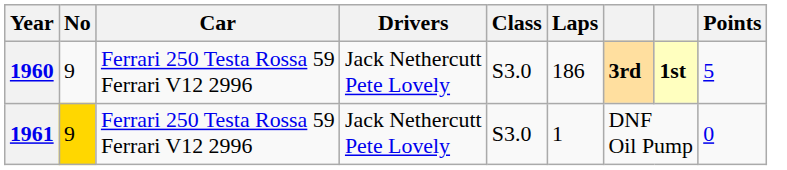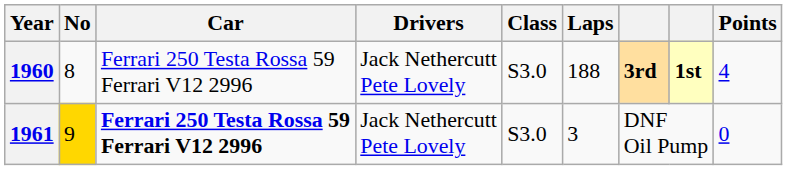(69, 71) 9 -> (69, 71) 8
(568, 71) 186 -> (584, 71) 188
(709, 71) 5 -> (724, 71) 4
(218, 133) normal -> (225, 133) bold
(557, 133) 1 -> (573, 133) 3
